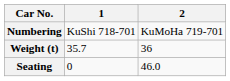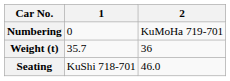(101, 31) KuShi 718-701 -> (70, 31) 0
(70, 66) 0 -> (101, 66) KuShi 718-701
